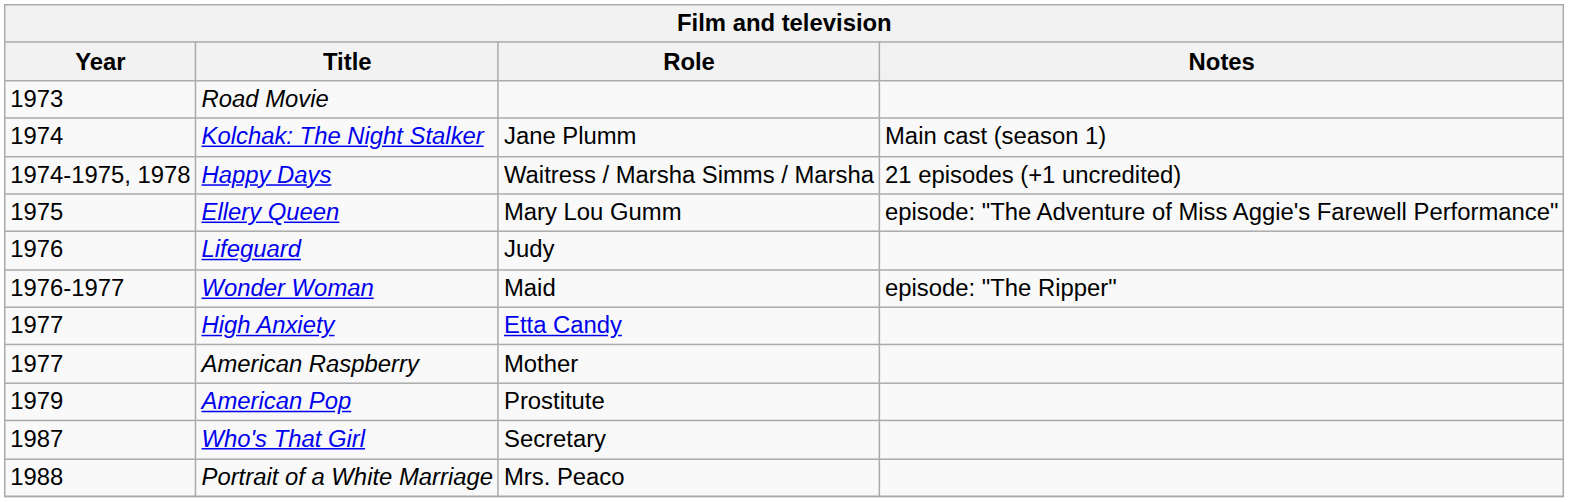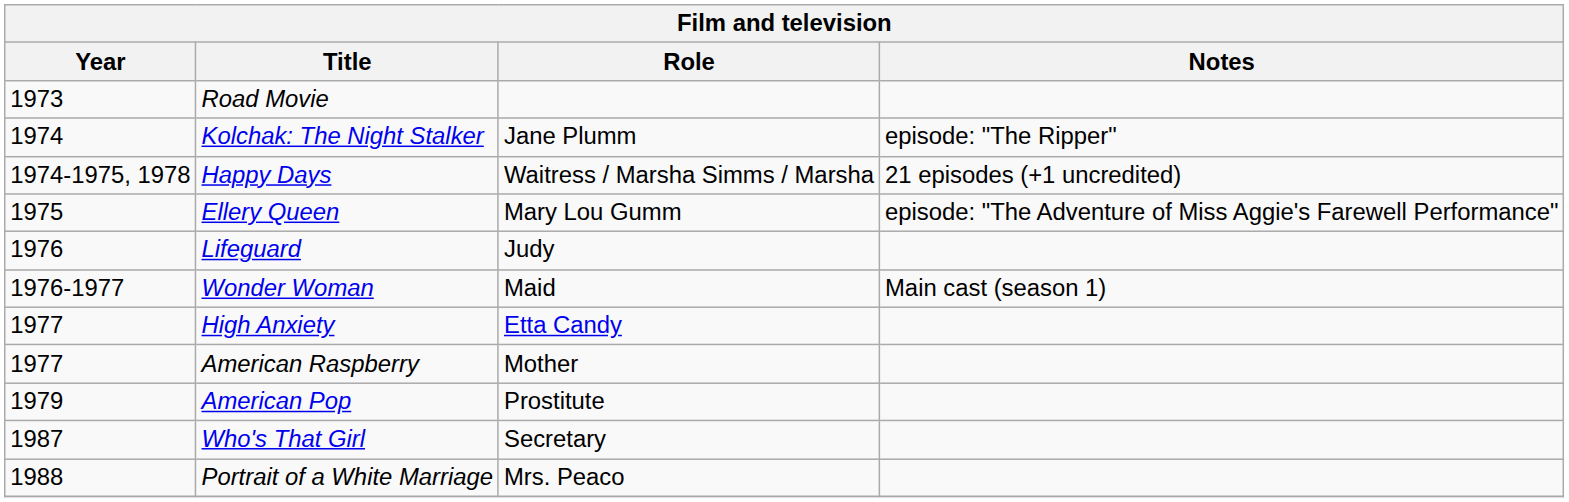(996, 136) Main cast (season 1) -> (1001, 136) episode: "The Ripper"
(1001, 288) episode: "The Ripper" -> (996, 288) Main cast (season 1)
